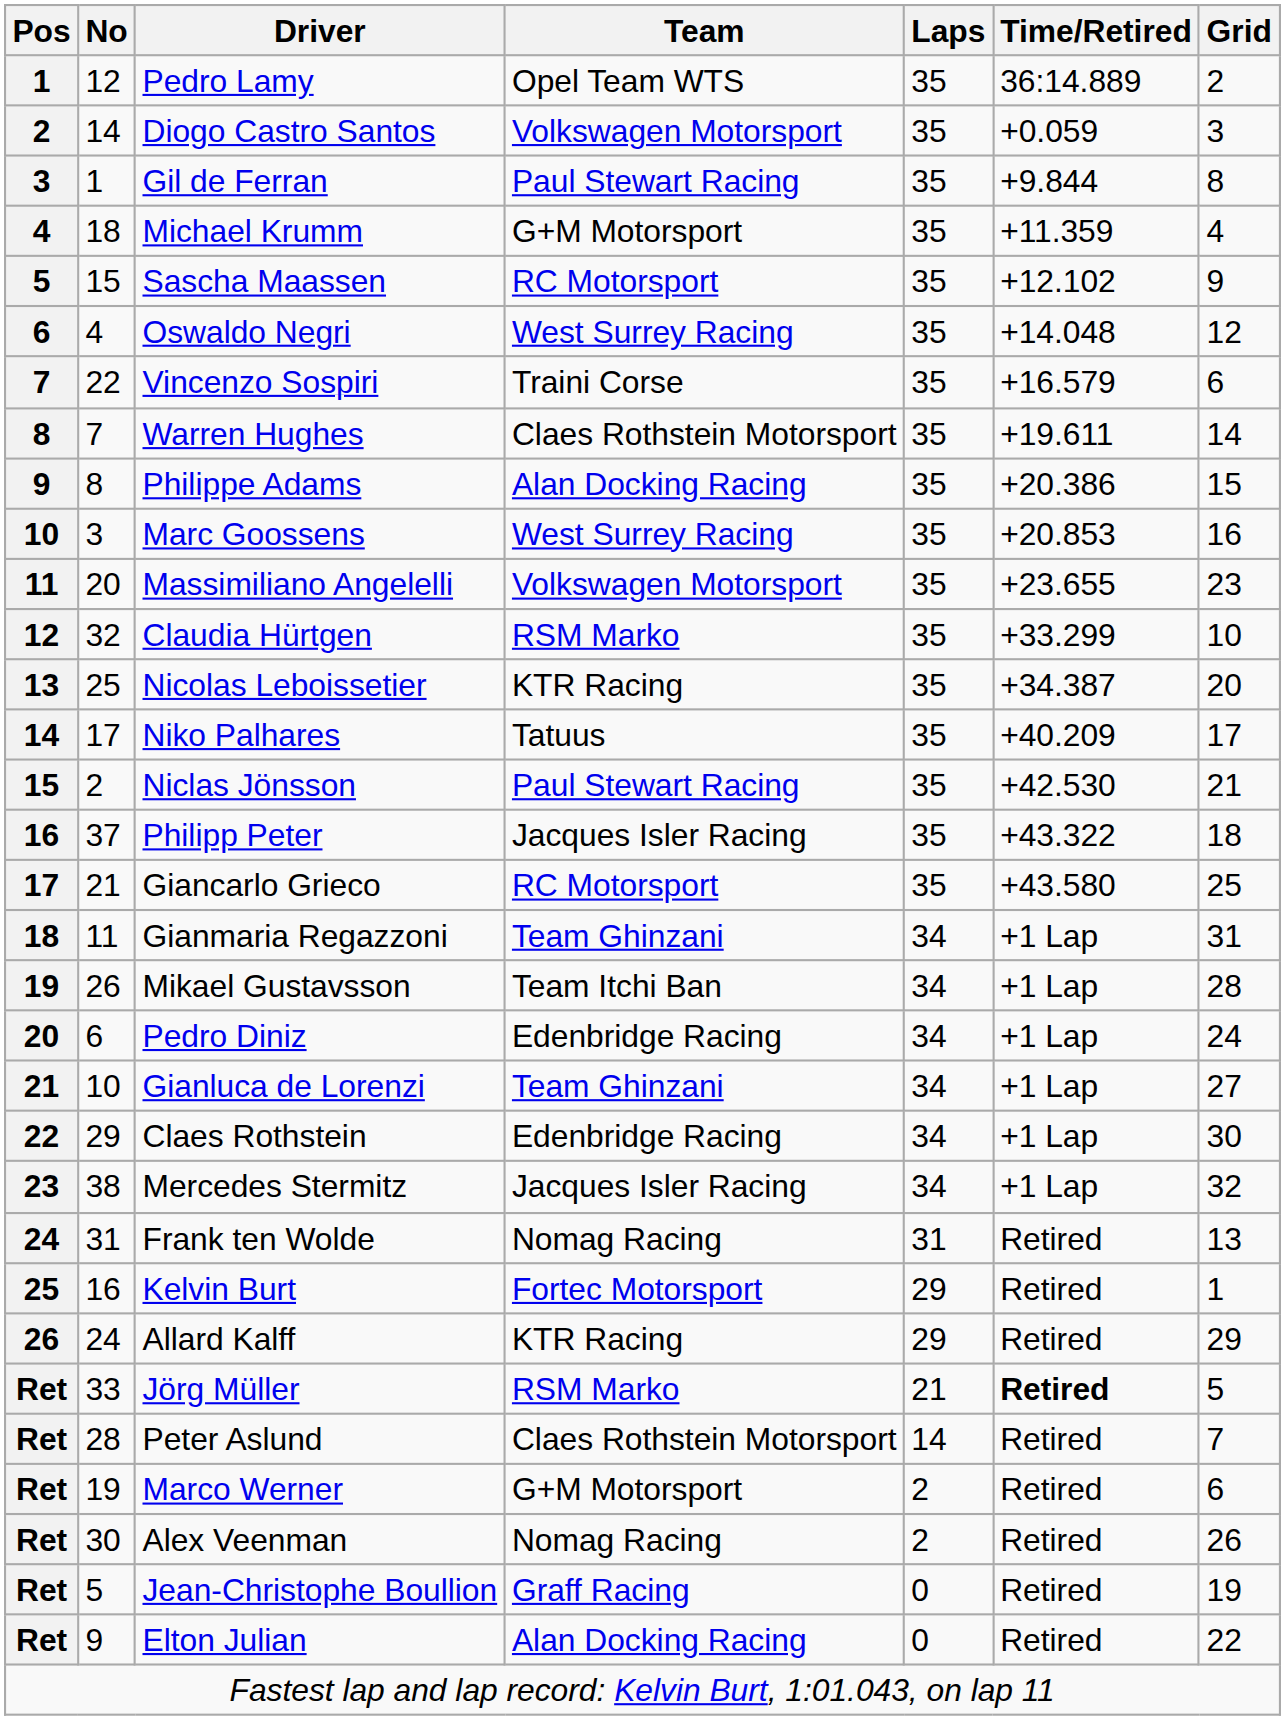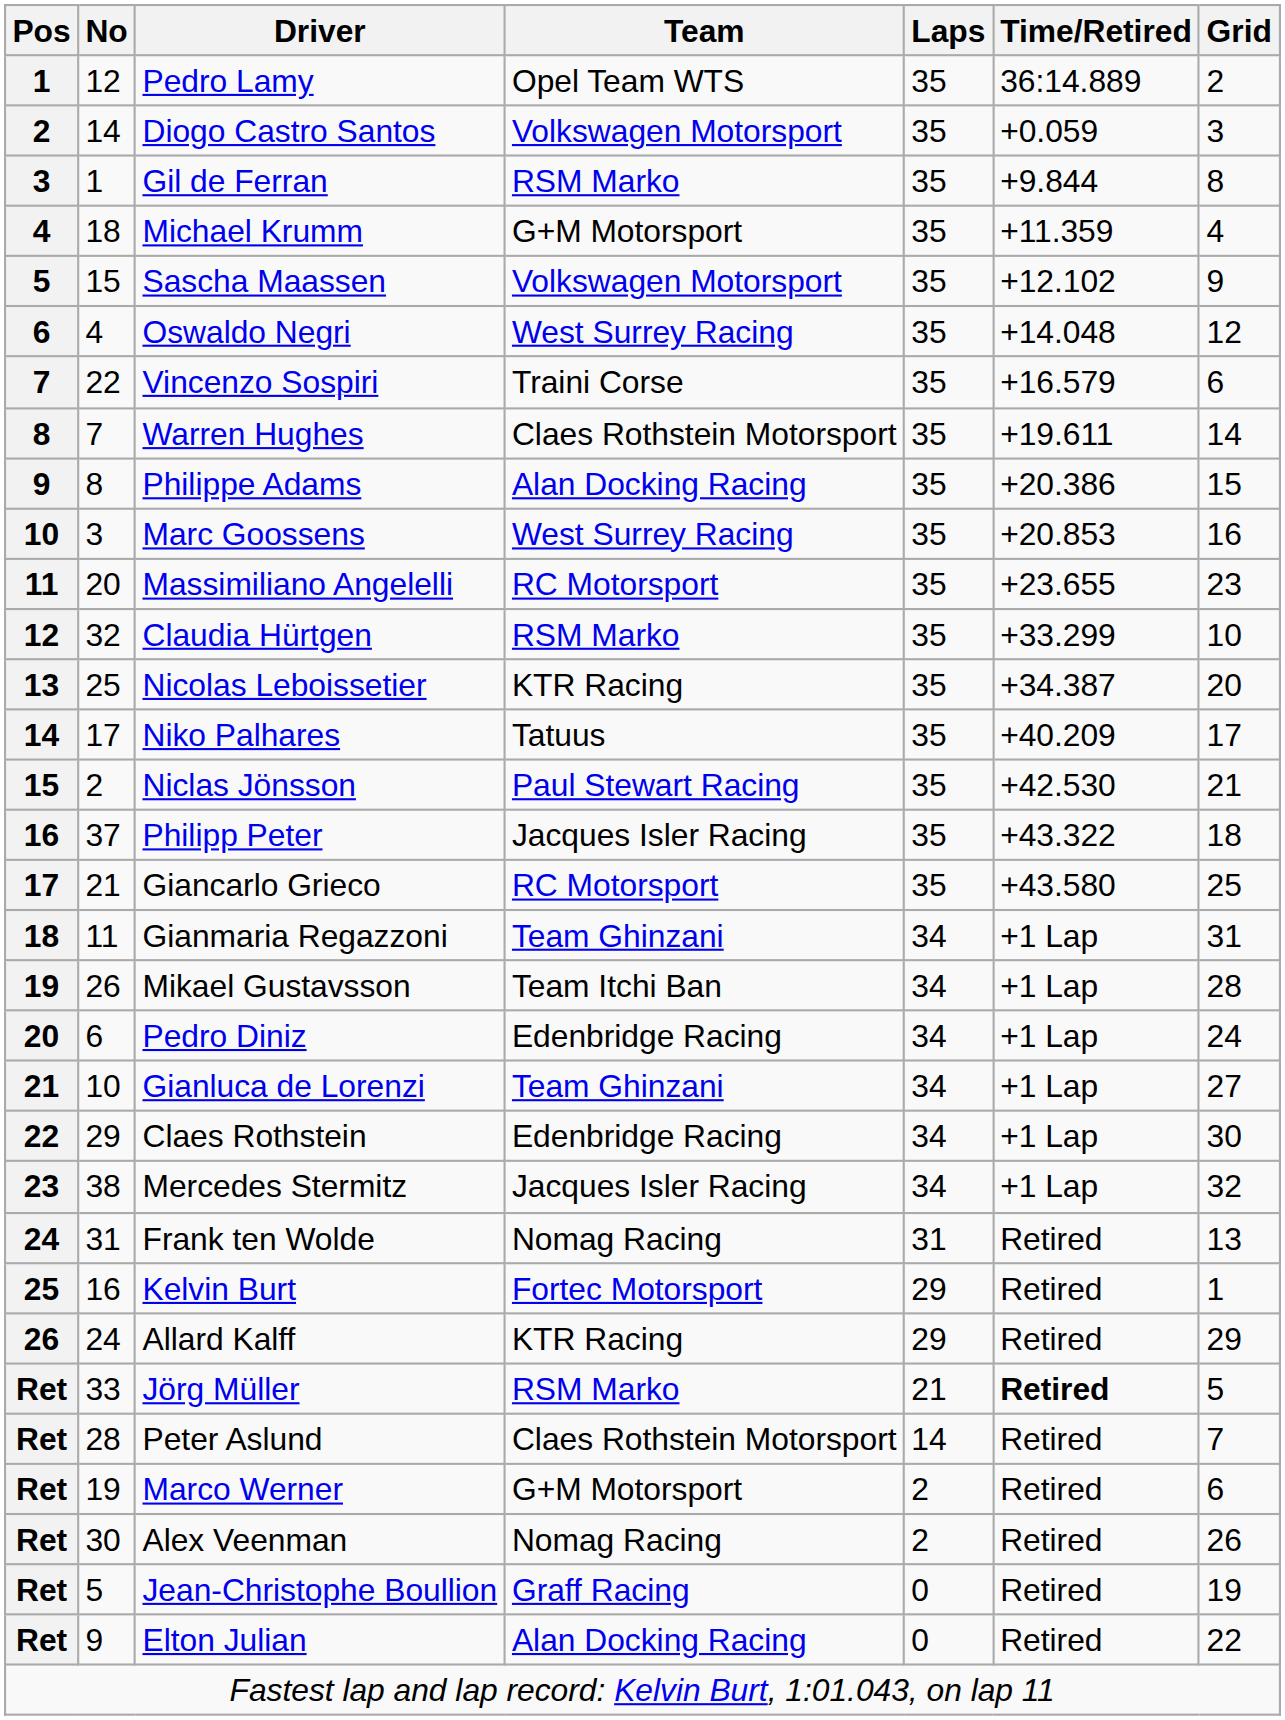(656, 181) Paul Stewart Racing -> (596, 181) RSM Marko
(615, 282) RC Motorsport -> (677, 282) Volkswagen Motorsport
(677, 584) Volkswagen Motorsport -> (615, 584) RC Motorsport
